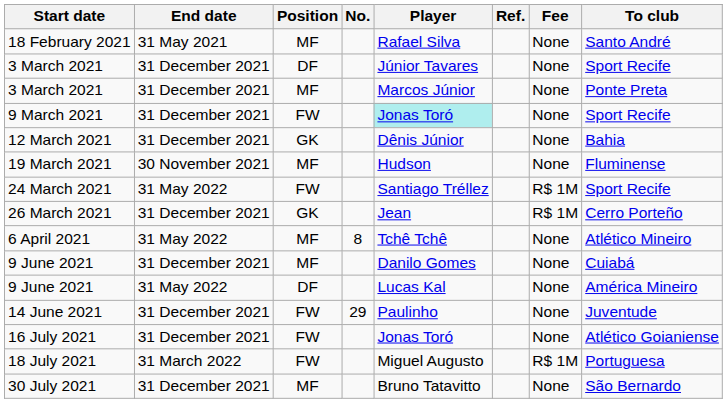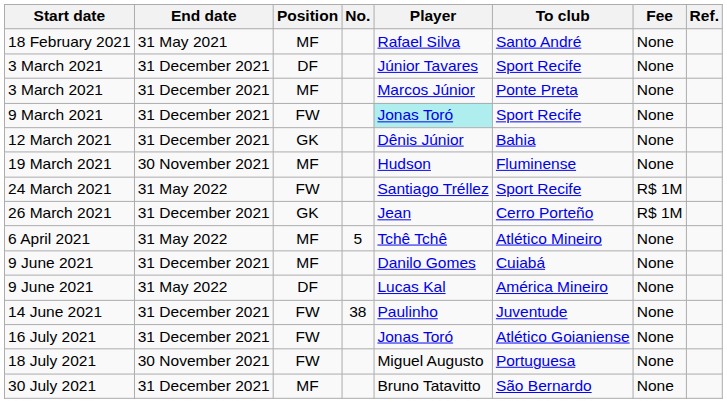columns swapped: (652, 16) <-> (511, 16)
(358, 238) 8 -> (358, 238) 5
(358, 312) 29 -> (358, 312) 38
(190, 361) 31 March 2022 -> (204, 361) 30 November 2021
(555, 361) R$ 1M -> (655, 361) None
